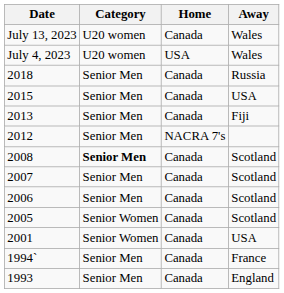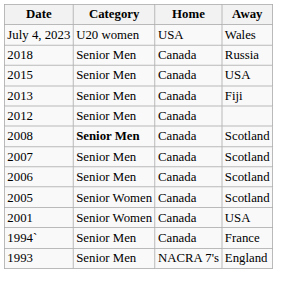- row: (42, 34)
(195, 136) NACRA 7's -> (177, 116) Canada
(184, 278) Canada -> (188, 258) NACRA 7's
